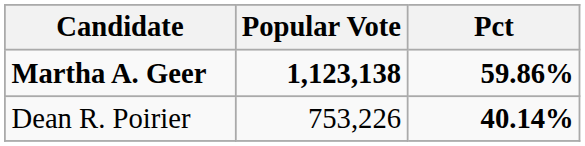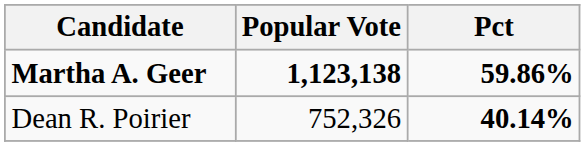(355, 118) 753,226 -> (355, 118) 752,326
